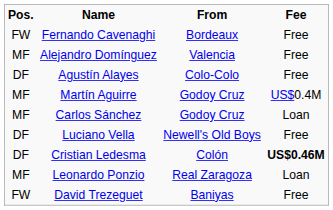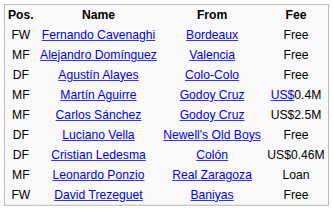(296, 115) Loan -> (296, 115) US$2.5M
(296, 155) bold -> (296, 155) normal
